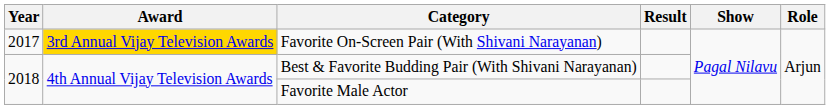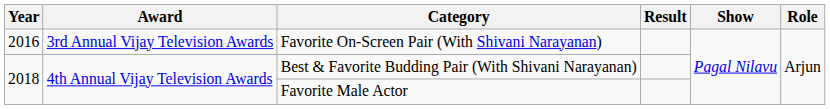(24, 41) 2017 -> (24, 41) 2016
(160, 41) gold background -> (160, 41) no background
